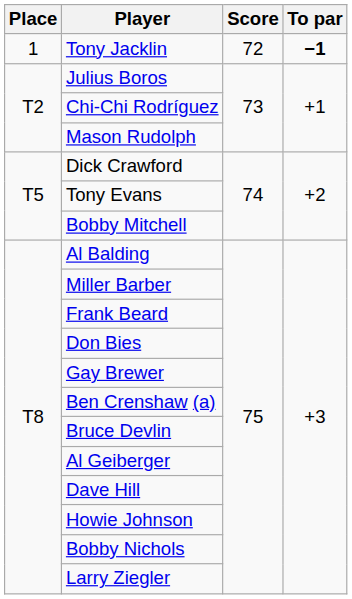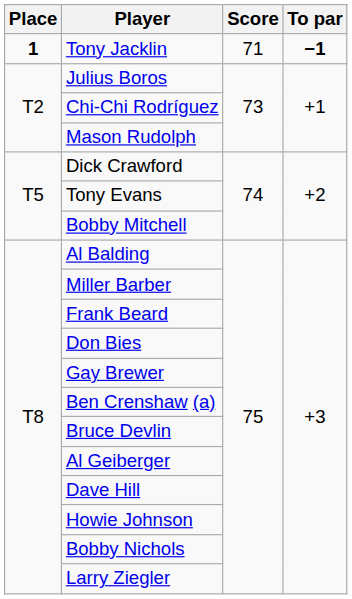(33, 48) normal -> (33, 48) bold
(253, 48) 72 -> (253, 48) 71
